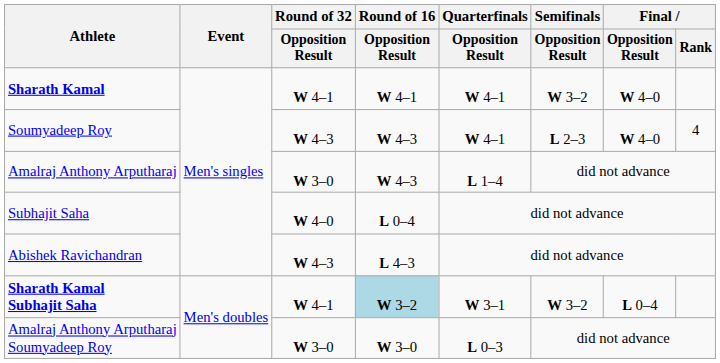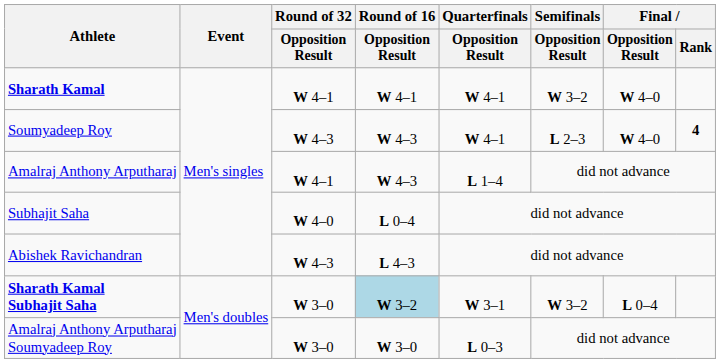(696, 130) normal -> (696, 130) bold
(313, 180) W 3–0 -> (313, 180) W 4–1
(313, 305) W 4–1 -> (313, 305) W 3–0
